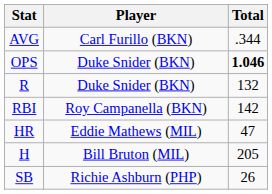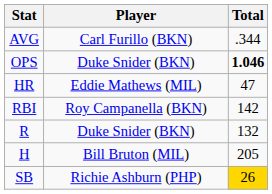rows swapped: (24, 131) <-> (24, 85)
(248, 177) no background -> (248, 177) gold background
